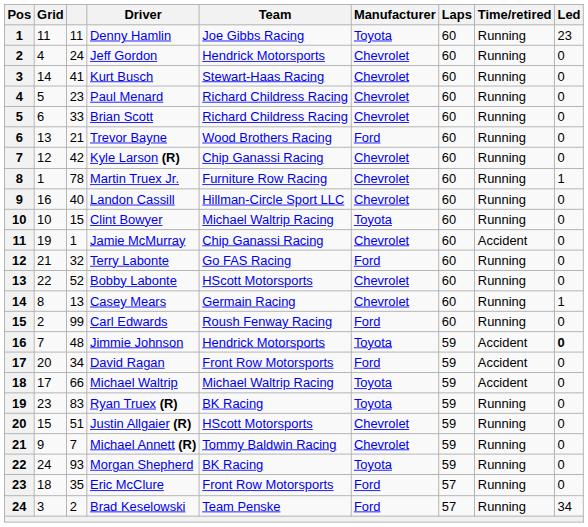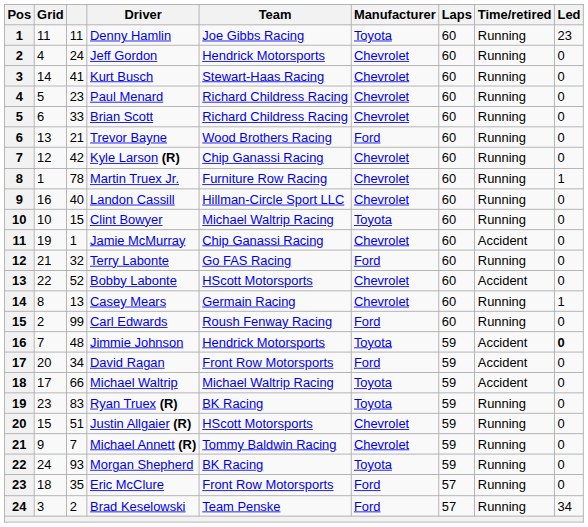(502, 281) Running -> (503, 281) Accident
